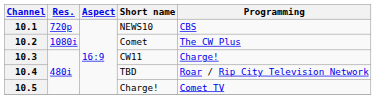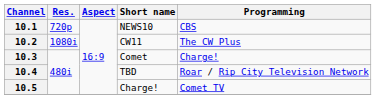(134, 42) Comet -> (131, 42) CW11
(131, 57) CW11 -> (134, 57) Comet
